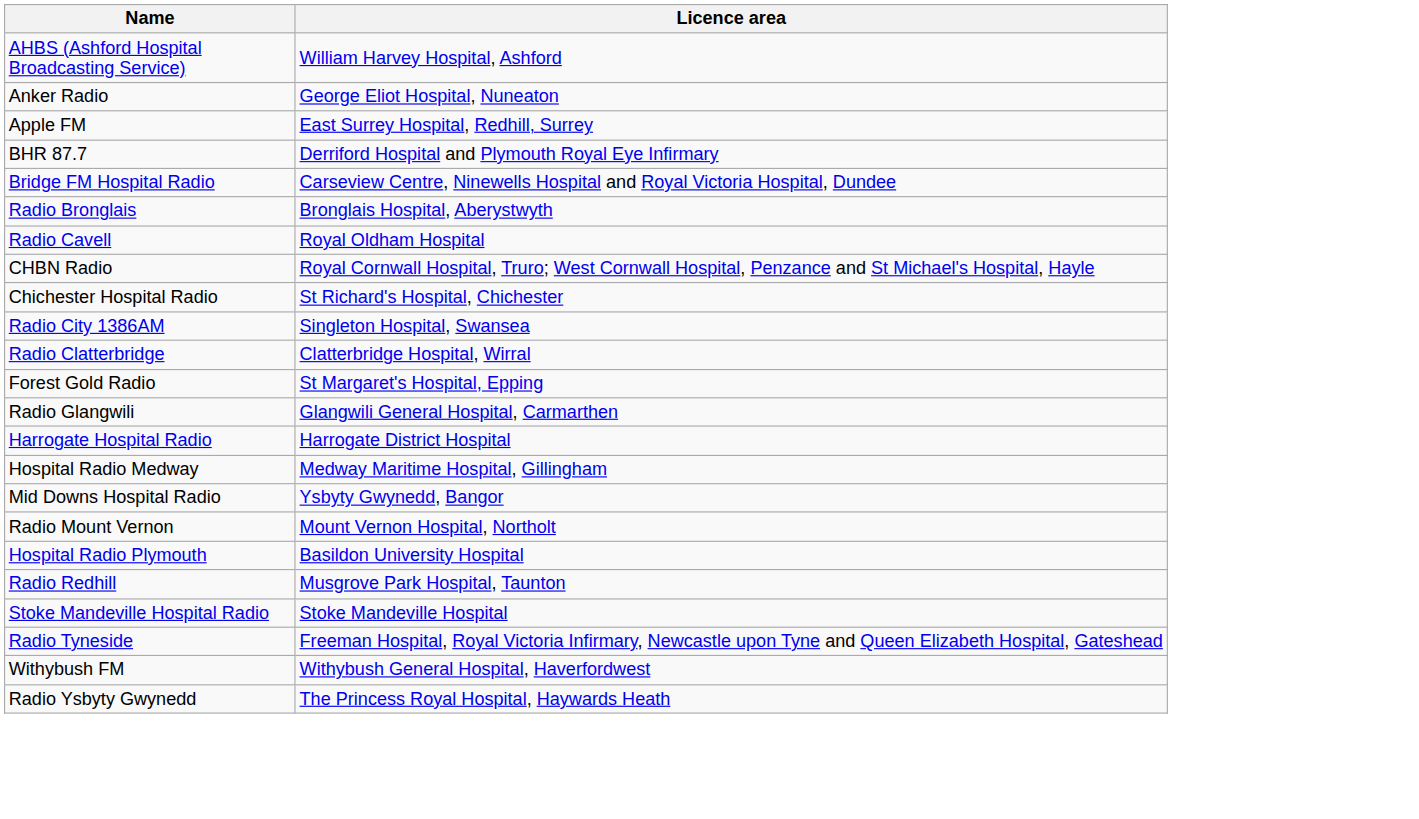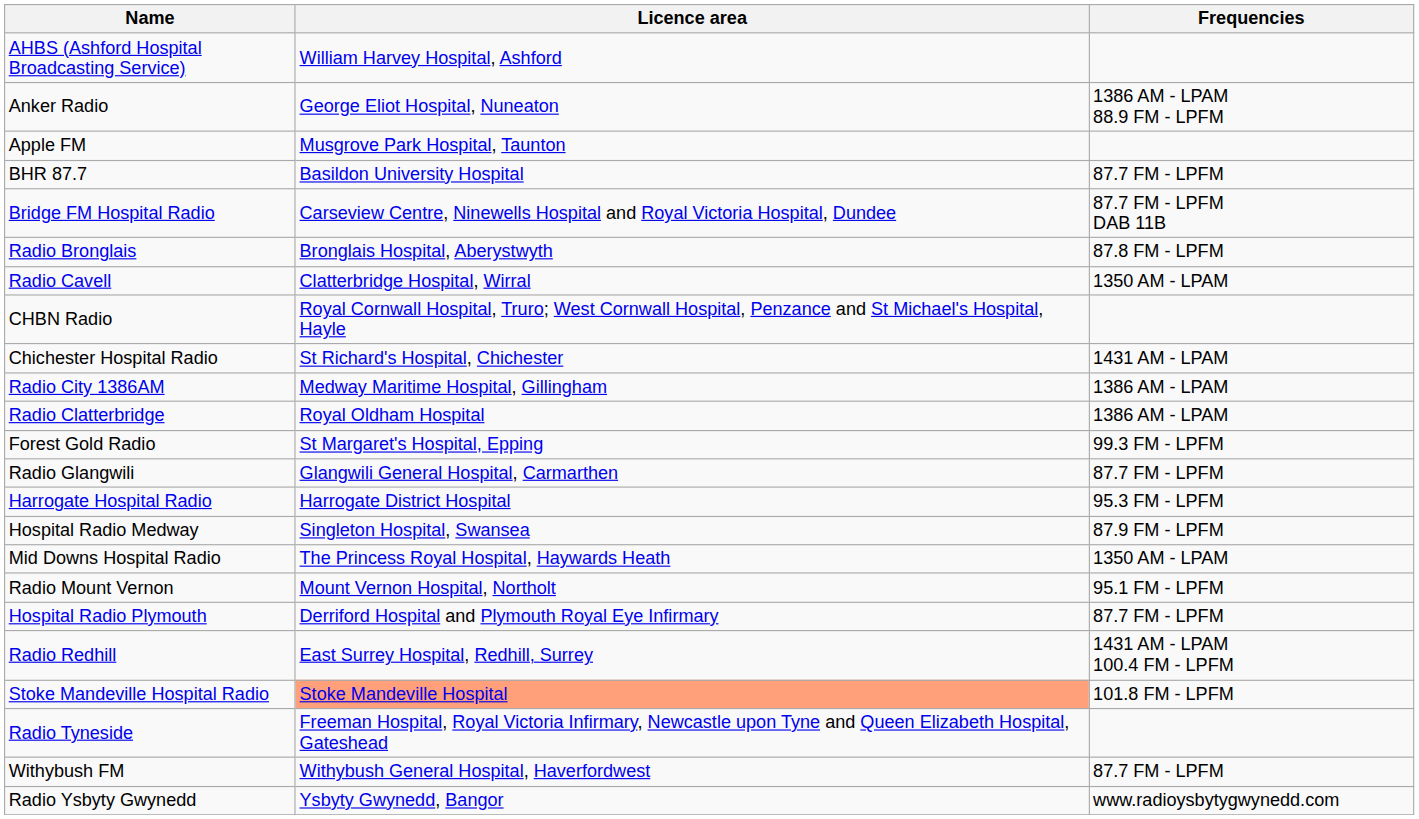+ column: (1251, 18)
(446, 125) East Surrey Hospital, Redhill, Surrey -> (433, 145) Musgrove Park Hospital, Taunton
(509, 153) Derriford Hospital and Plymouth Royal Eye Infirmary -> (412, 174) Basildon University Hospital
(392, 239) Royal Oldham Hospital -> (415, 280) Clatterbridge Hospital, Wirral
(415, 325) Singleton Hospital, Swansea -> (453, 386) Medway Maritime Hospital, Gillingham
(415, 354) Clatterbridge Hospital, Wirral -> (392, 415) Royal Oldham Hospital
(453, 469) Medway Maritime Hospital, Gillingham -> (415, 530) Singleton Hospital, Swansea
(402, 497) Ysbyty Gwynedd, Bangor -> (485, 558) The Princess Royal Hospital, Haywards Heath
(412, 555) Basildon University Hospital -> (509, 616) Derriford Hospital and Plymouth Royal Eye Infirmary
(433, 583) Musgrove Park Hospital, Taunton -> (446, 655) East Surrey Hospital, Redhill, Surrey
(404, 612) no background -> (404, 694) lightsalmon background
(485, 698) The Princess Royal Hospital, Haywards Heath -> (402, 800) Ysbyty Gwynedd, Bangor
